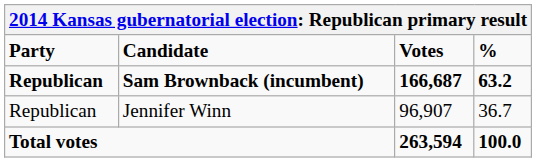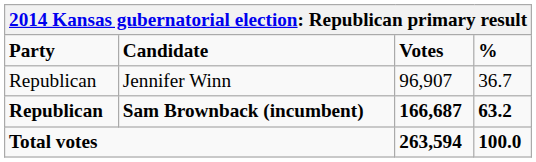rows swapped: (243, 80) <-> (177, 111)
